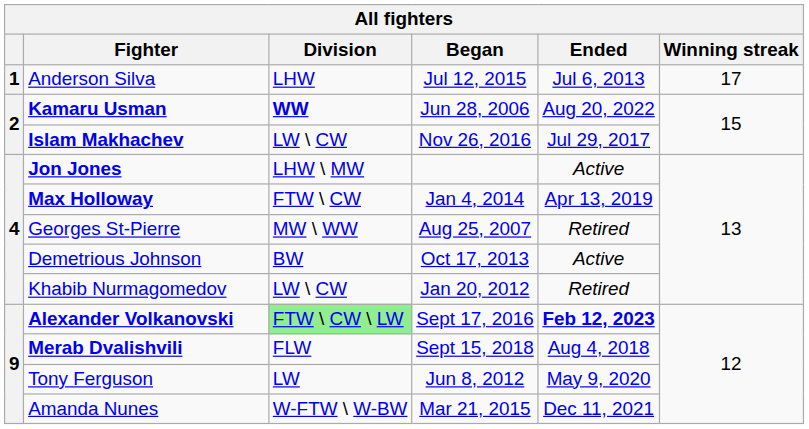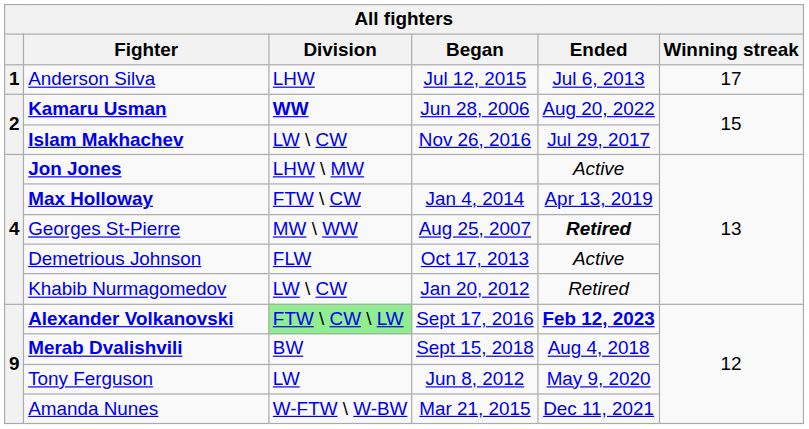(599, 229) normal -> (599, 229) bold
(288, 259) BW -> (292, 259) FLW
(292, 348) FLW -> (288, 348) BW
